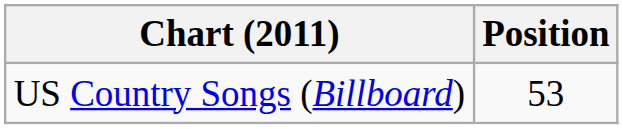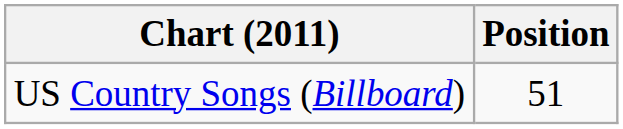(546, 92) 53 -> (546, 92) 51
